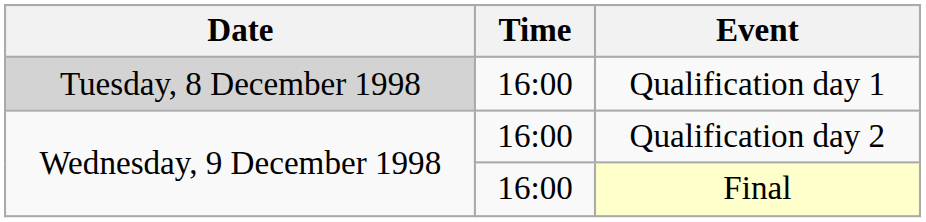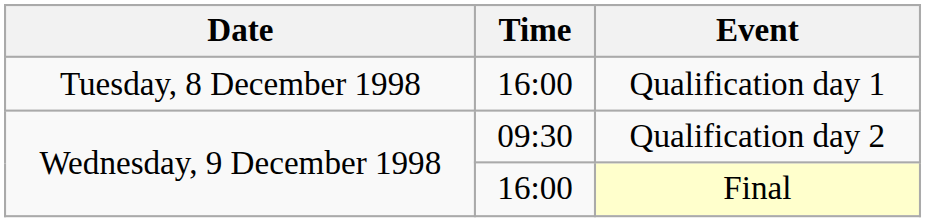(240, 83) lightgrey background -> (240, 83) no background
(535, 135) 16:00 -> (535, 135) 09:30
